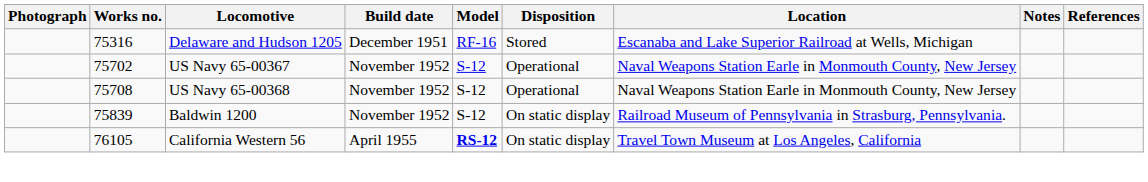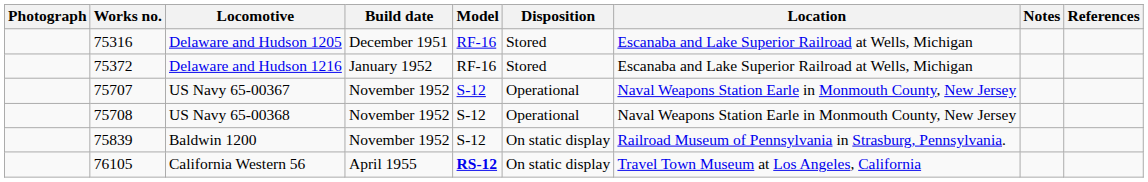+ row: (255, 66)
(113, 66) 75702 -> (113, 90) 75707
